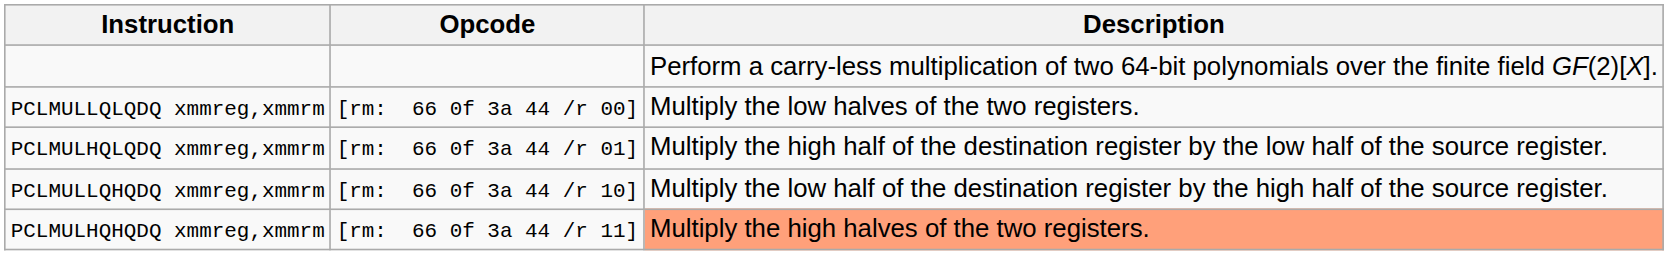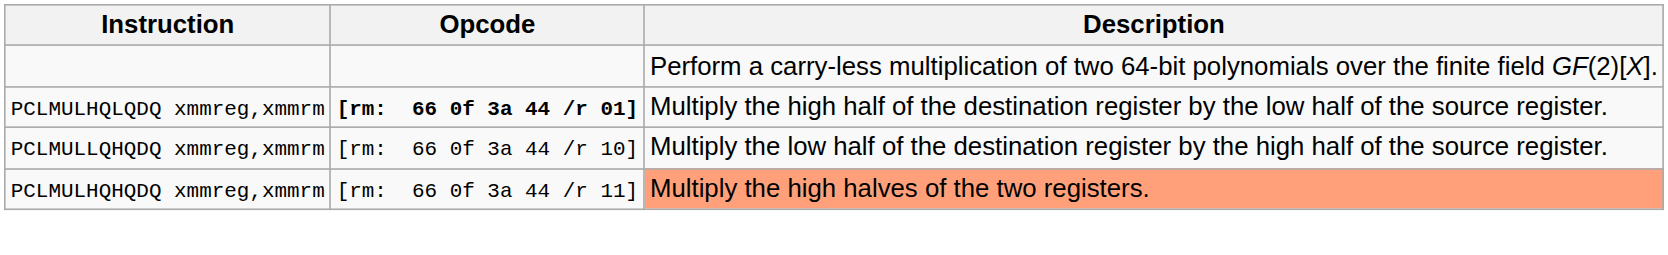- row: (168, 109)
(487, 150) normal -> (487, 107) bold
